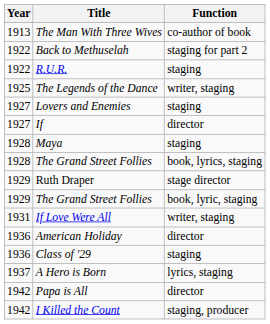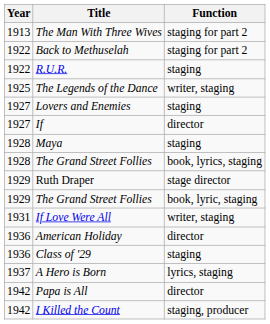(209, 32) co-author of book -> (207, 32) staging for part 2
